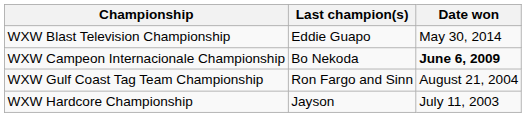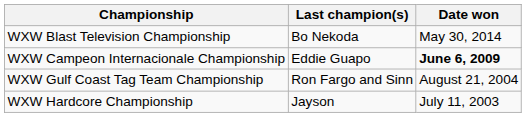(331, 36) Eddie Guapo -> (325, 36) Bo Nekoda
(325, 58) Bo Nekoda -> (331, 58) Eddie Guapo
